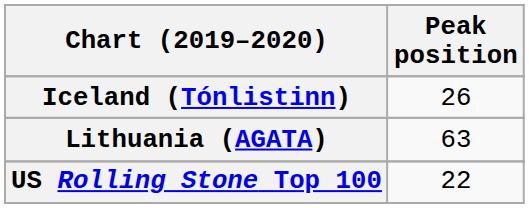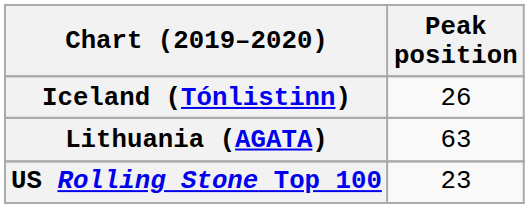(456, 182) 22 -> (456, 182) 23
